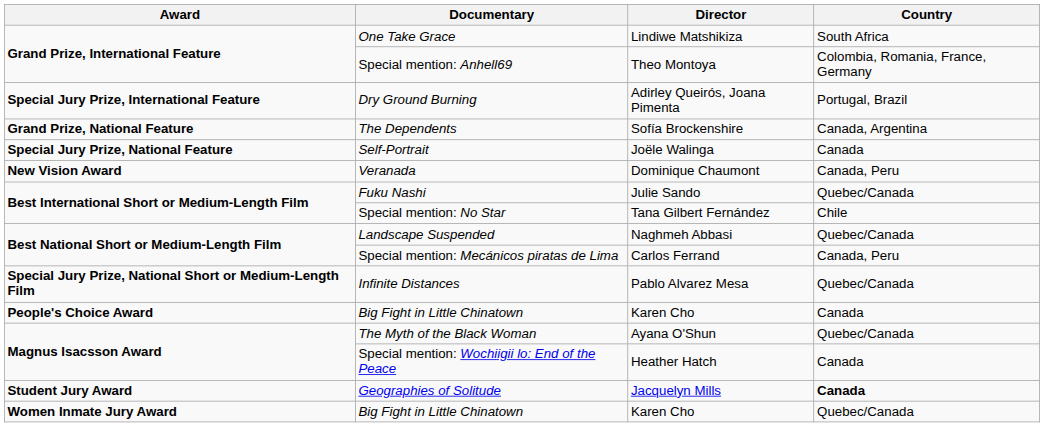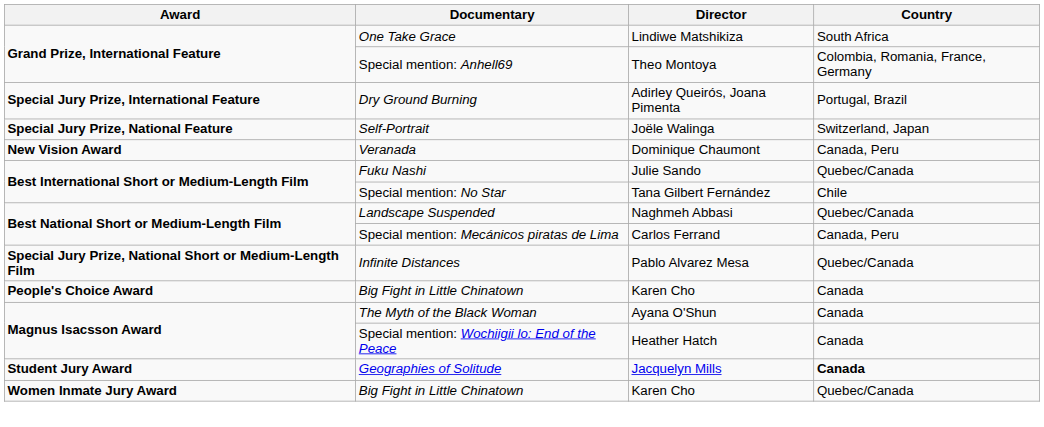- row: (100, 129)
(840, 150) Canada -> (873, 129) Switzerland, Japan
(865, 333) Quebec/Canada -> (840, 312) Canada
